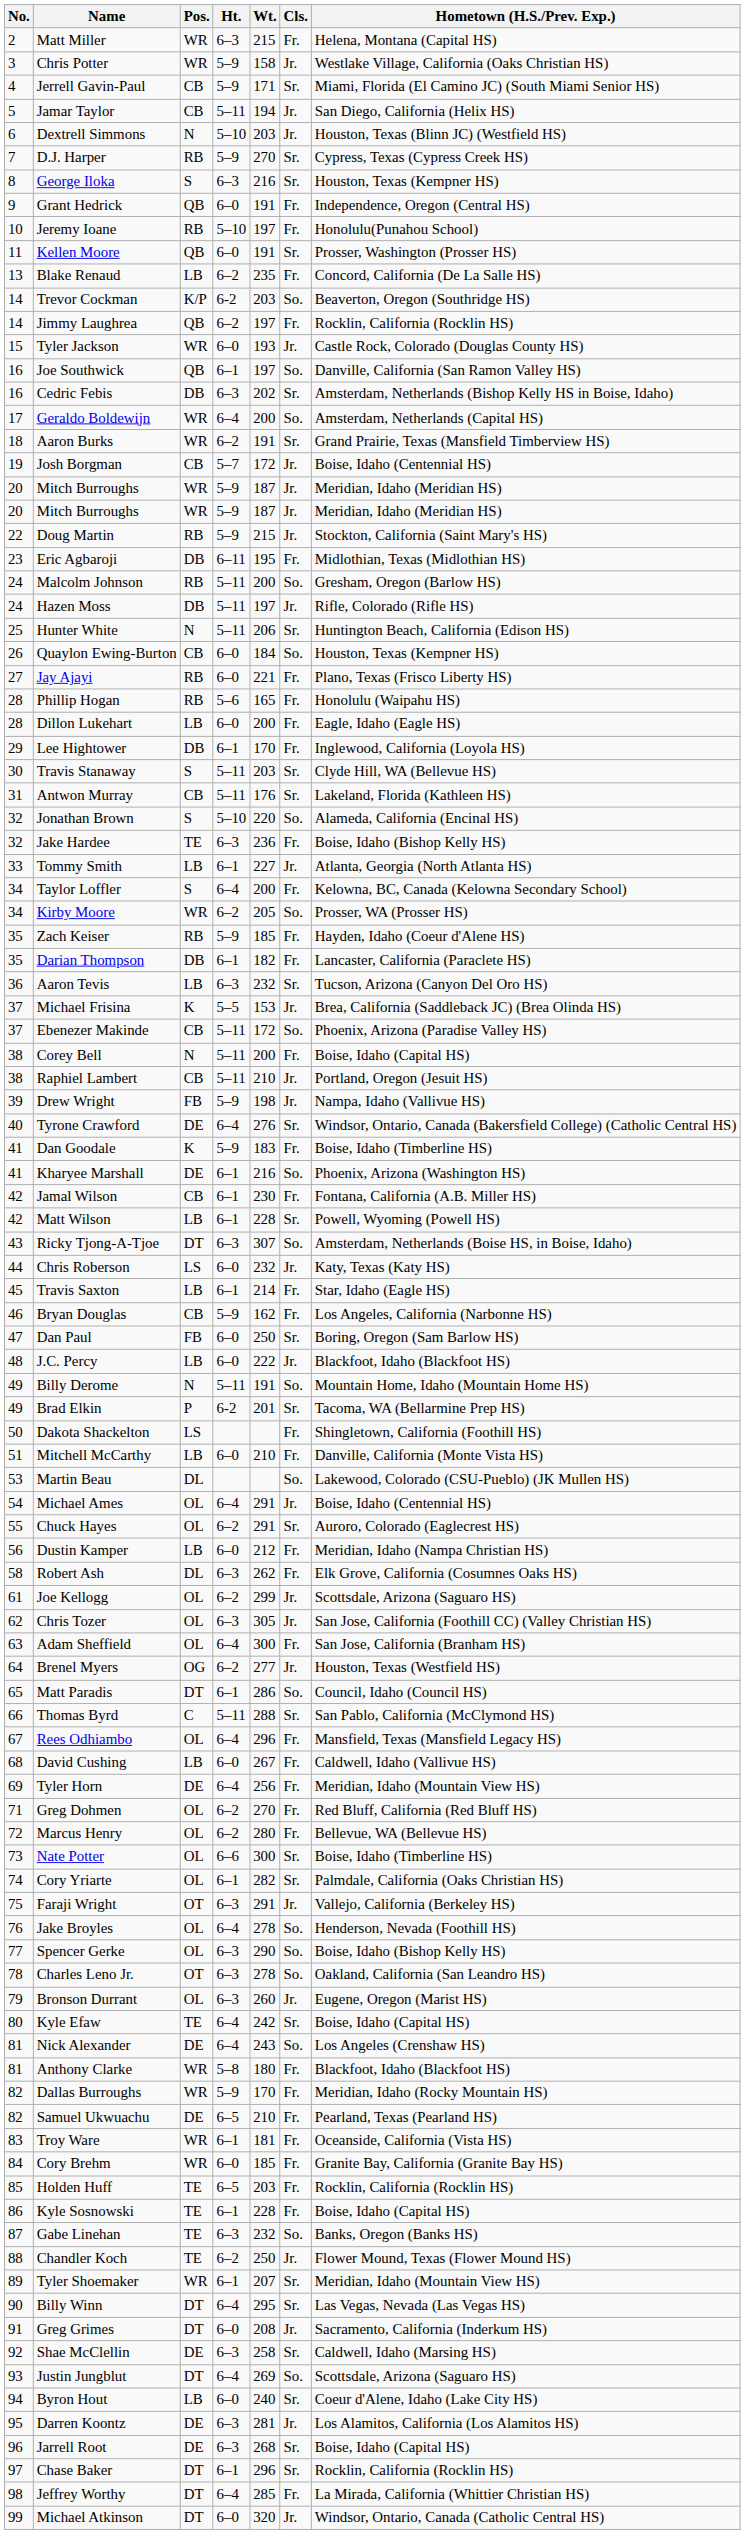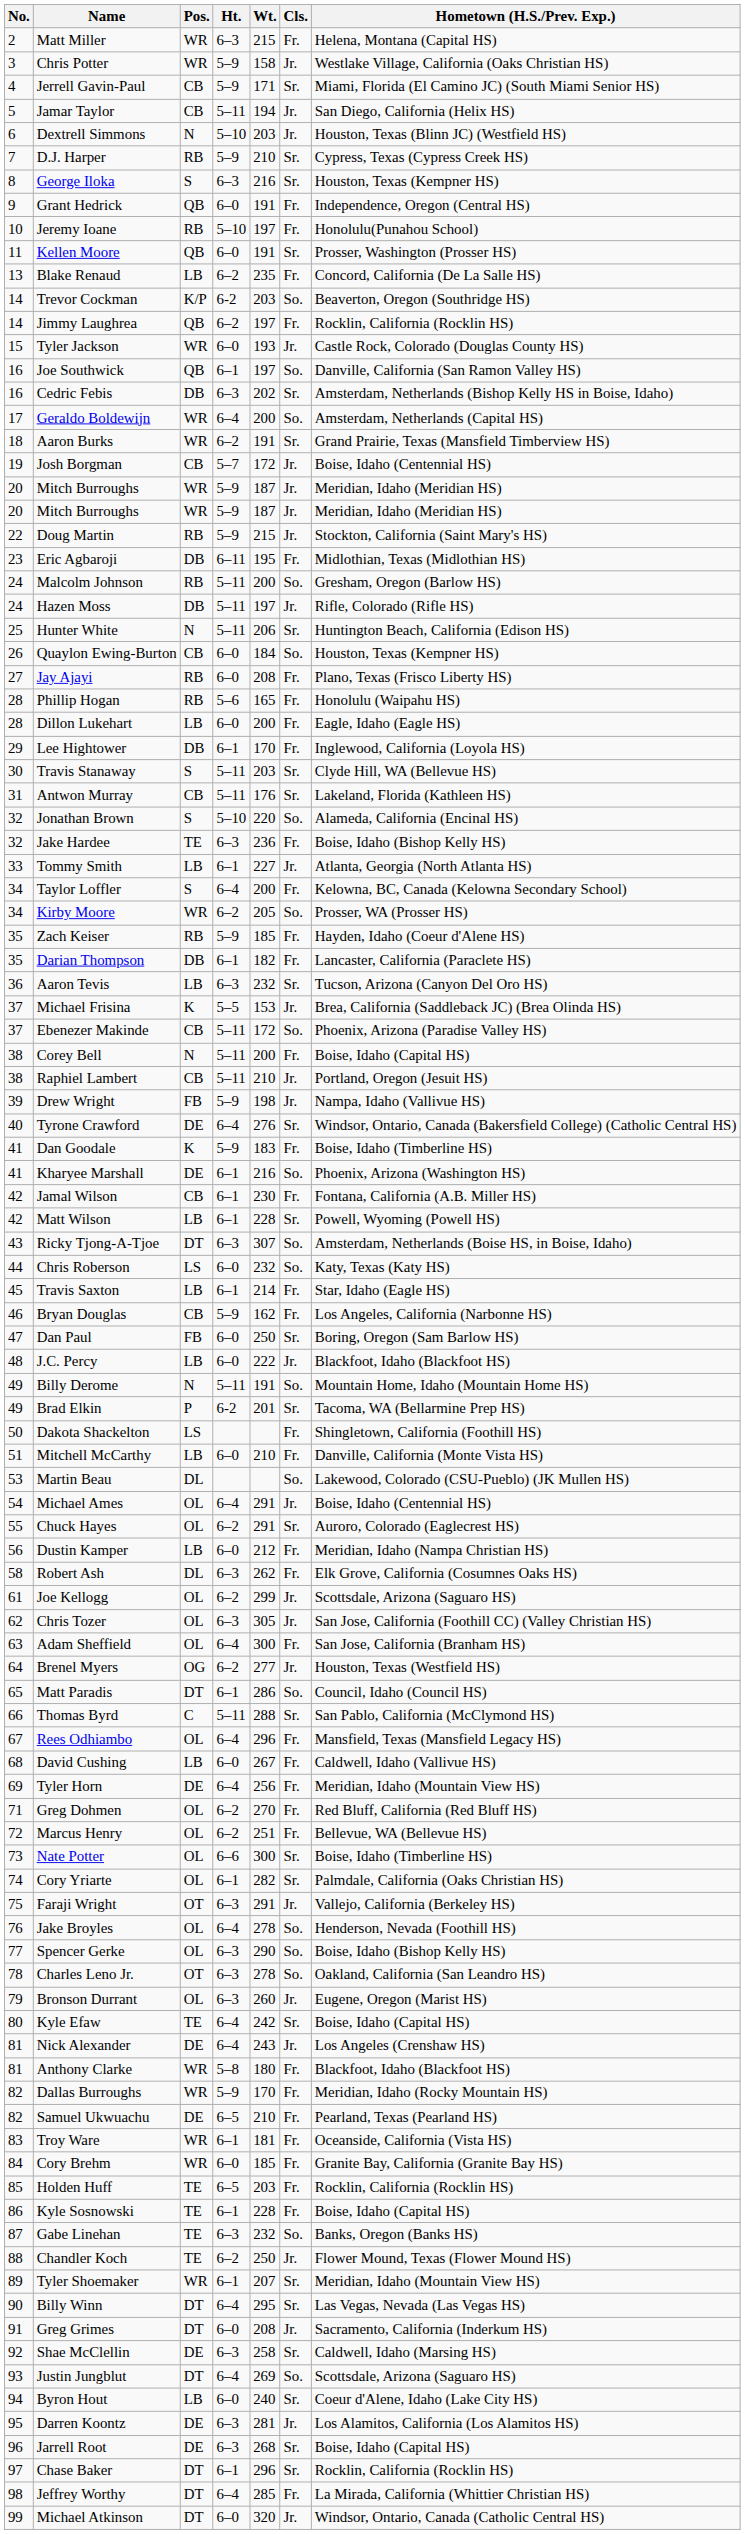(264, 157) 270 -> (264, 157) 210
(264, 677) 221 -> (264, 677) 208
(290, 1267) Jr. -> (293, 1267) So.
(264, 1833) 280 -> (264, 1833) 251
(293, 2045) So. -> (290, 2045) Jr.
